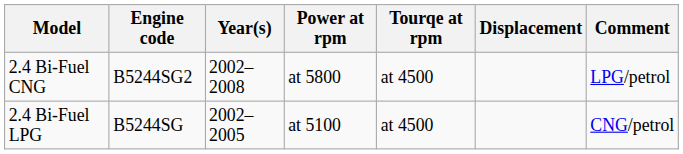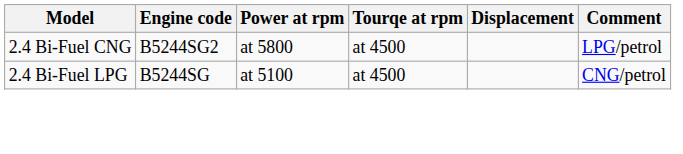- column: (245, 28)
